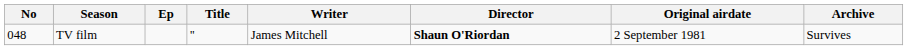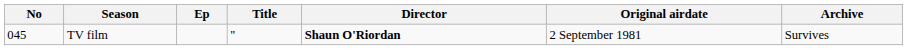- column: (329, 14)
(17, 34) 048 -> (17, 34) 045
